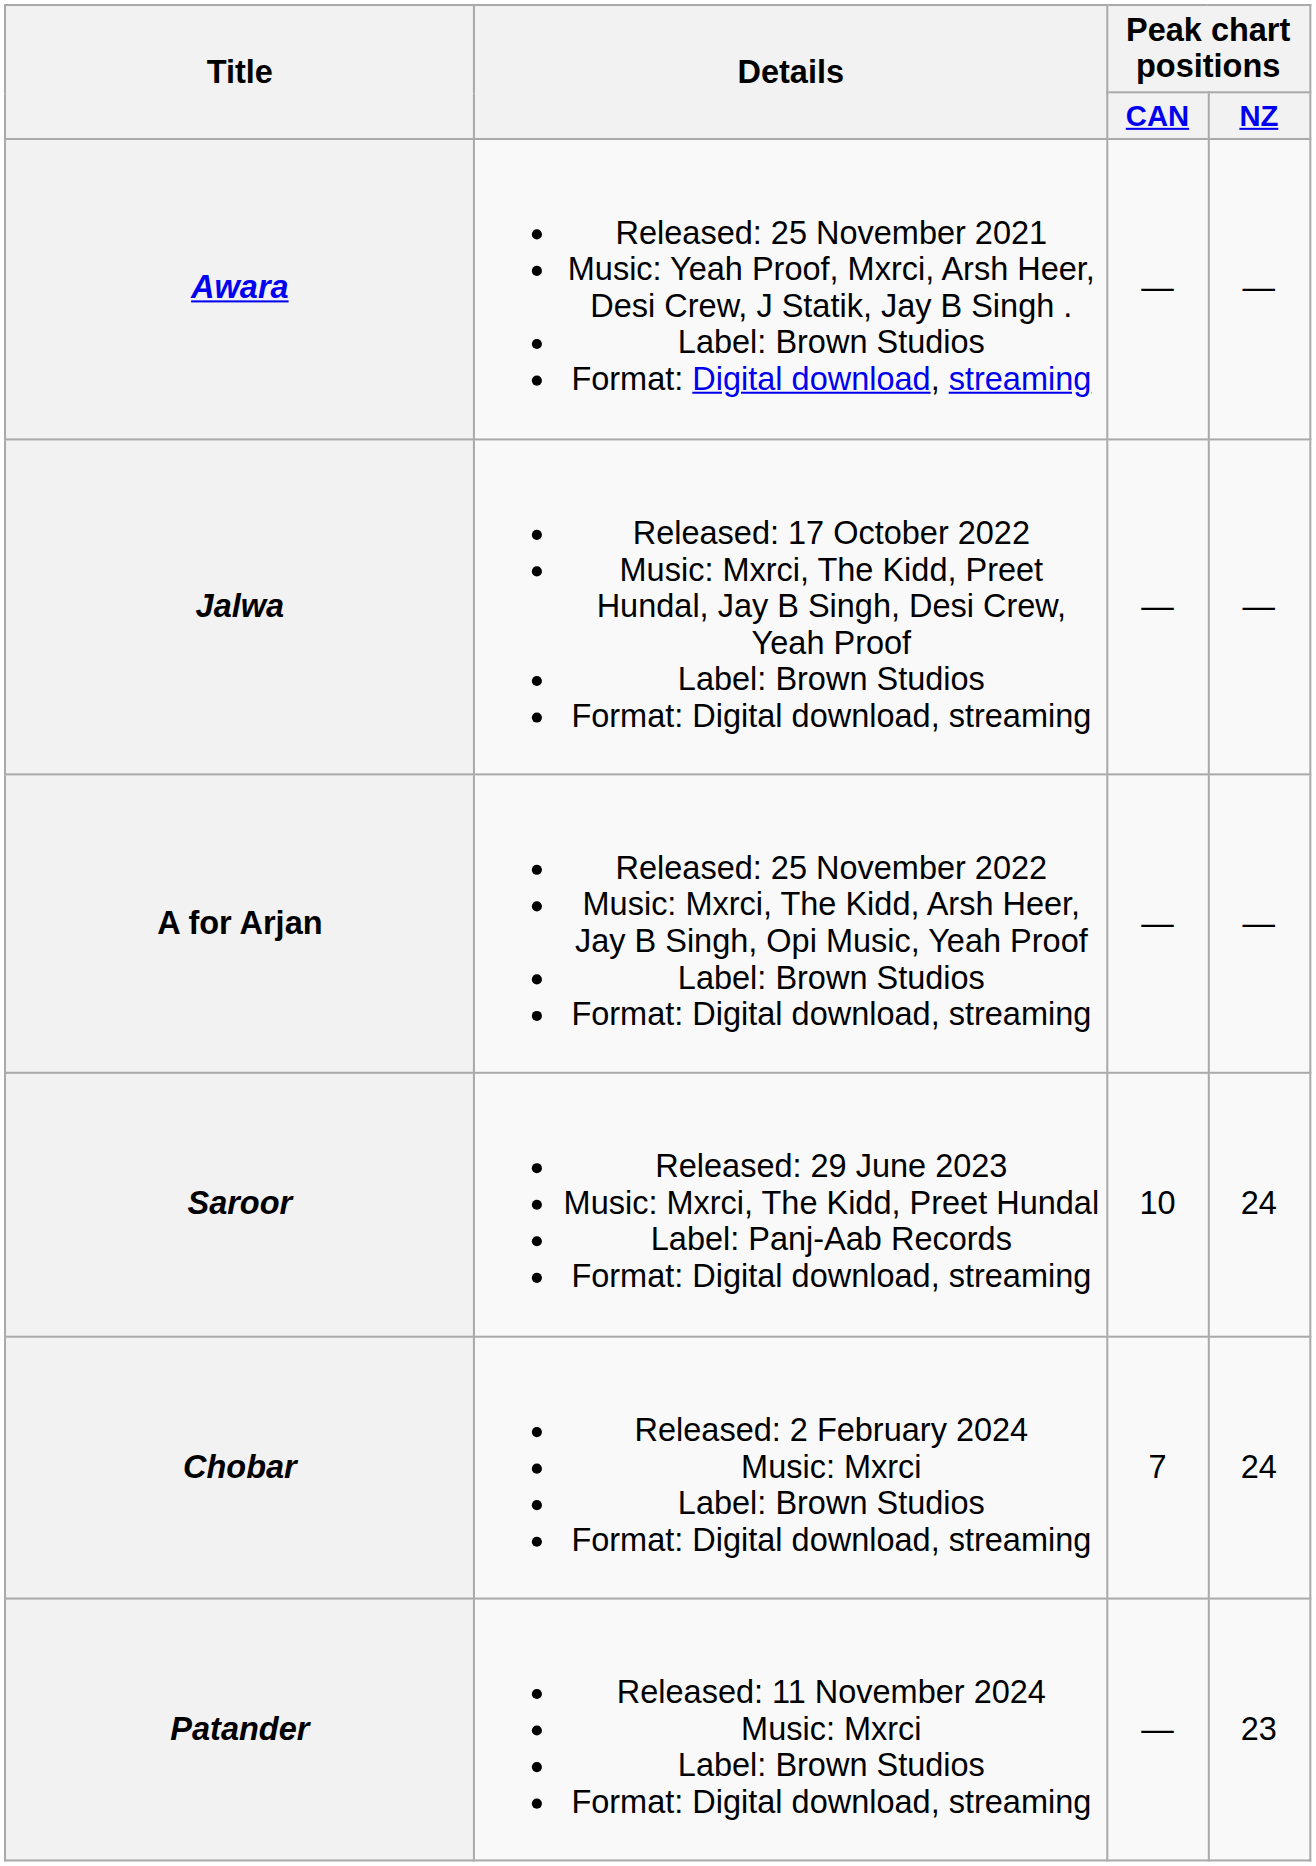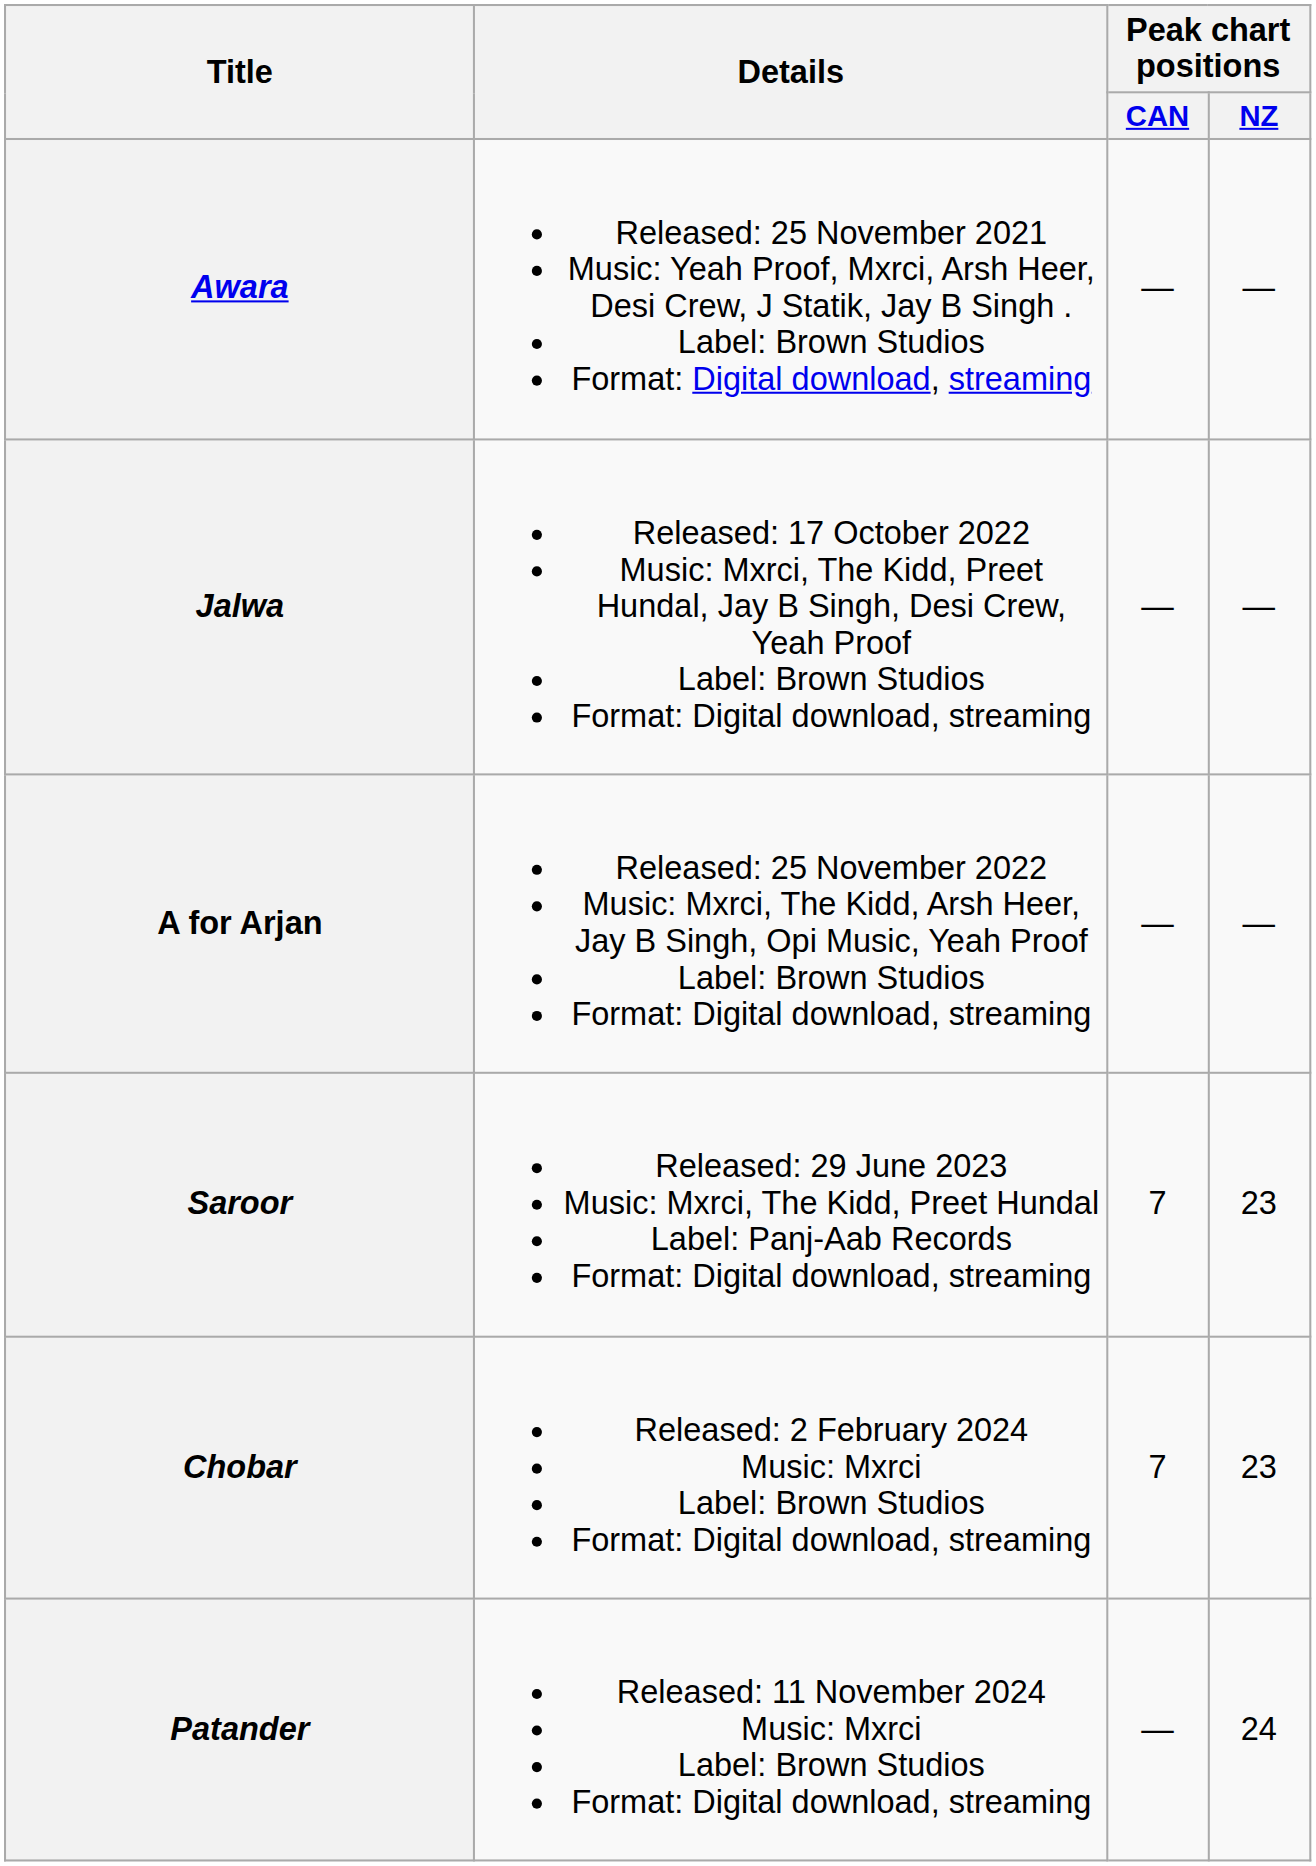(1157, 1204) 10 -> (1157, 1204) 7
(1259, 1204) 24 -> (1259, 1204) 23
(1259, 1466) 24 -> (1259, 1466) 23
(1259, 1729) 23 -> (1259, 1729) 24
